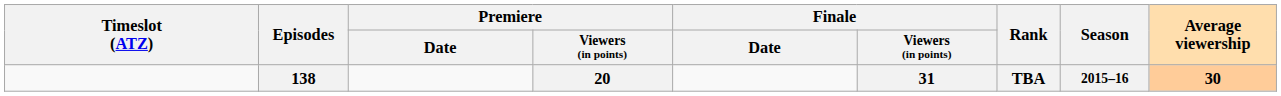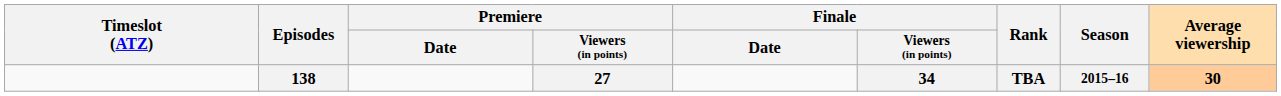(602, 77) 20 -> (602, 77) 27
(927, 77) 31 -> (927, 77) 34
